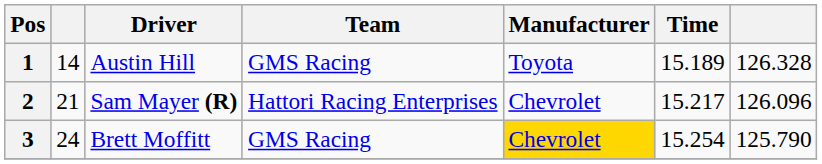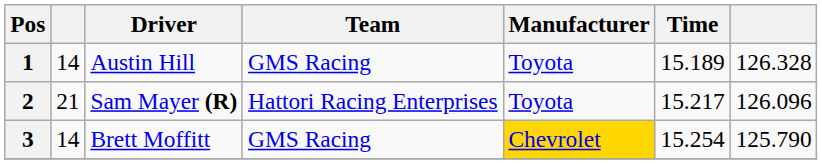(555, 101) Chevrolet -> (541, 101) Toyota
(68, 139) 24 -> (68, 139) 14
